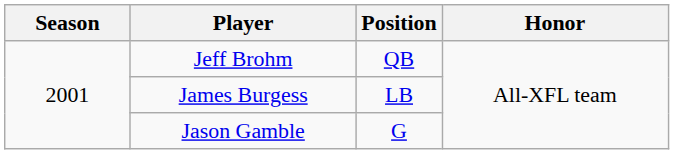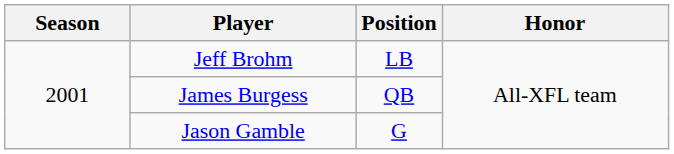(399, 58) QB -> (399, 58) LB
(399, 94) LB -> (399, 94) QB
